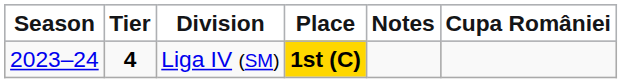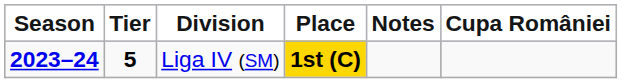(54, 59) normal -> (54, 59) bold
(130, 59) 4 -> (130, 59) 5
